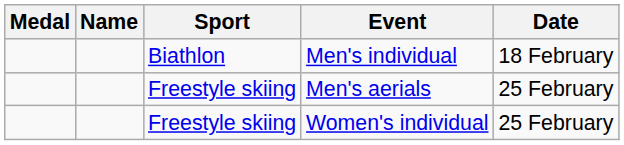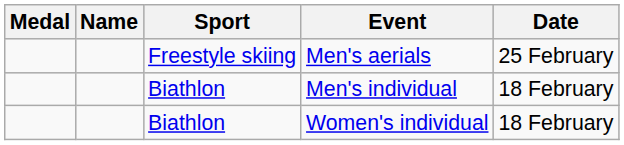rows swapped: (368, 89) <-> (381, 56)
(222, 123) Freestyle skiing -> (187, 123) Biathlon
(556, 123) 25 February -> (556, 123) 18 February
